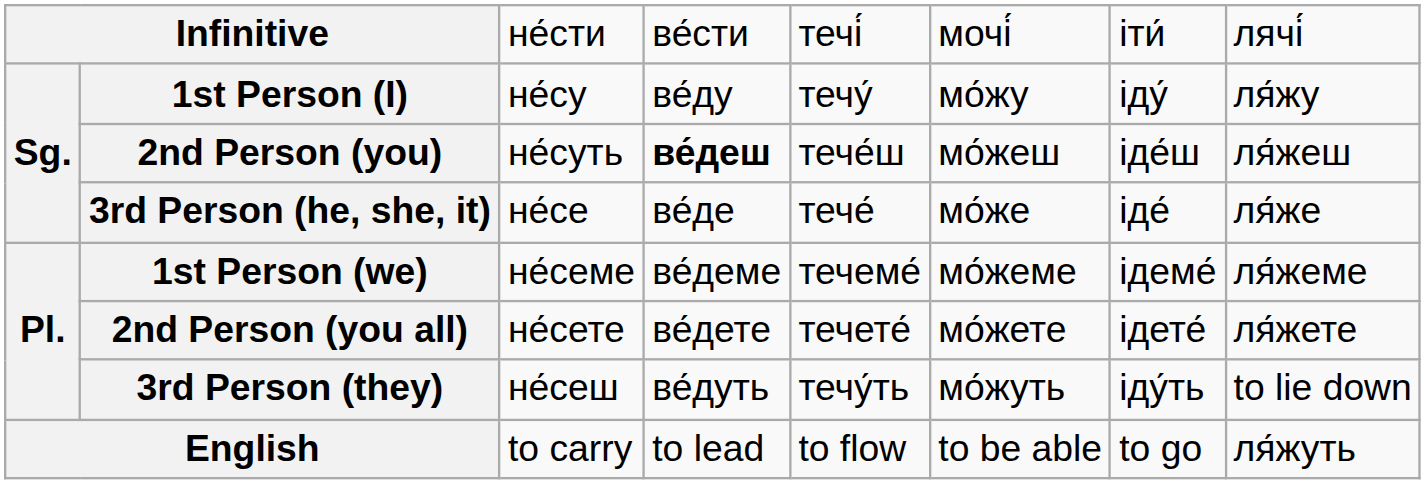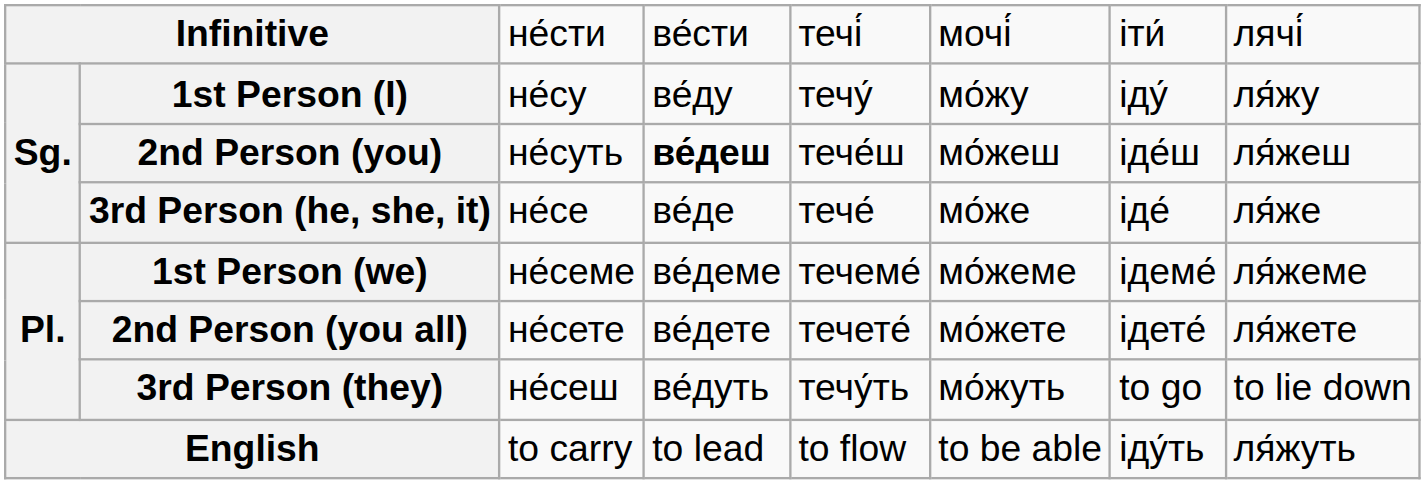(1162, 388) іду́ть -> (1161, 388) to go
(1161, 447) to go -> (1162, 447) іду́ть
